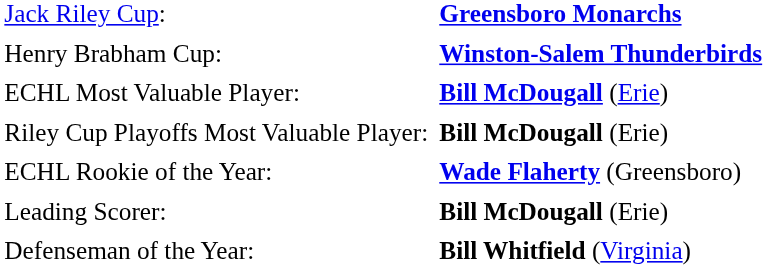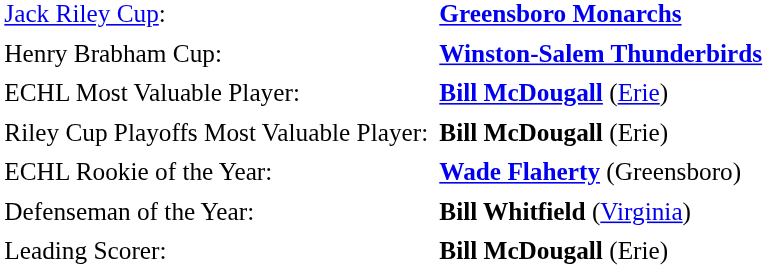rows swapped: (129, 251) <-> (85, 211)
